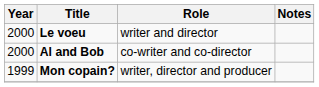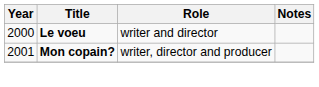- row: (72, 52)
(21, 71) 1999 -> (21, 52) 2001
